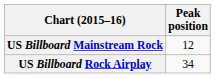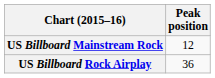(188, 63) 34 -> (188, 63) 36
